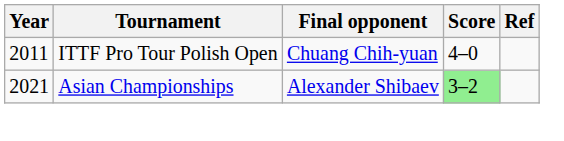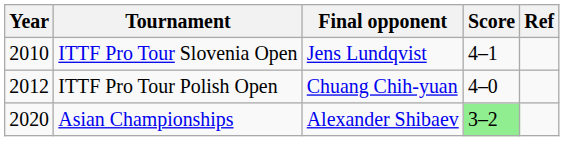+ row: (178, 53)
(29, 53) 2011 -> (29, 86) 2012
(29, 86) 2021 -> (29, 119) 2020
